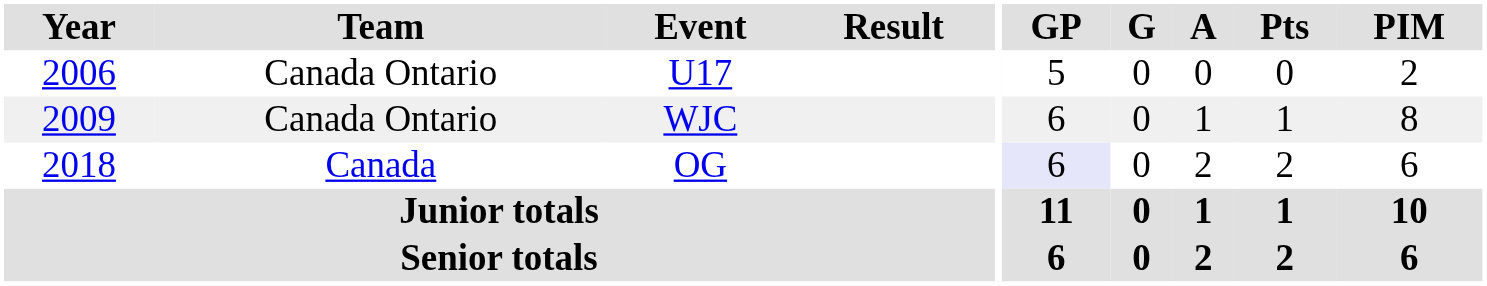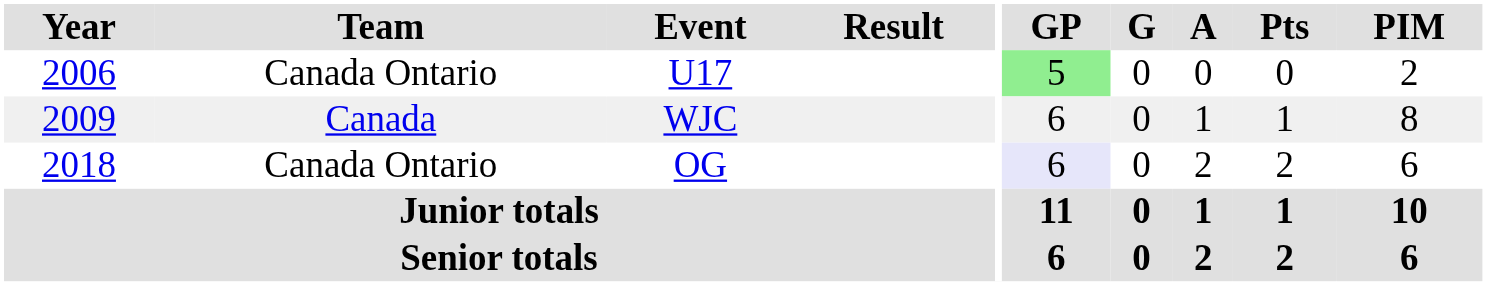(1056, 72) no background -> (1056, 72) lightgreen background
(381, 118) Canada Ontario -> (381, 118) Canada
(381, 165) Canada -> (381, 165) Canada Ontario
